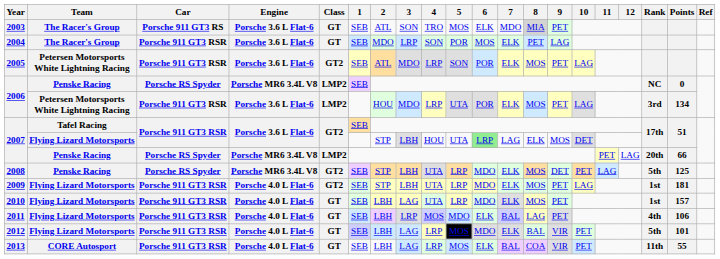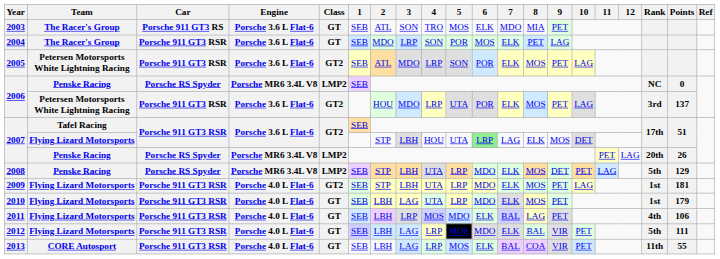(536, 27) lightgrey background -> (536, 27) no background
(334, 104) LMP2 -> (334, 104) GT2
(682, 104) 134 -> (682, 104) 137
(682, 155) 66 -> (682, 155) 26
(334, 171) GT2 -> (334, 171) LMP2
(682, 171) 125 -> (682, 171) 129
(682, 201) 157 -> (682, 201) 179
(682, 231) 101 -> (682, 231) 111
